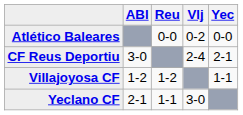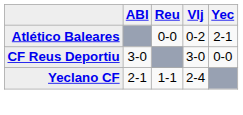(223, 36) 0-0 -> (223, 36) 2-1
(196, 57) 2-4 -> (196, 57) 3-0
(223, 57) 2-1 -> (223, 57) 0-0
- row: (74, 78)
(196, 99) 3-0 -> (196, 78) 2-4
